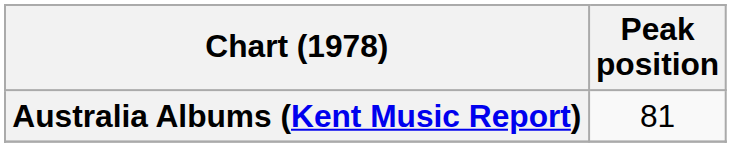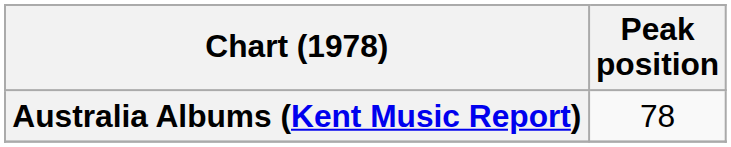(658, 115) 81 -> (658, 115) 78
